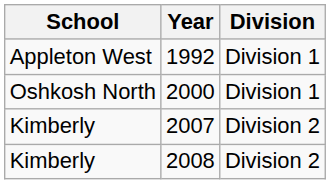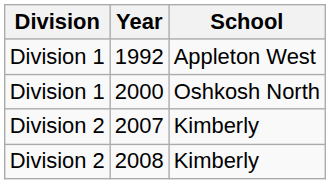columns swapped: (83, 21) <-> (272, 21)
